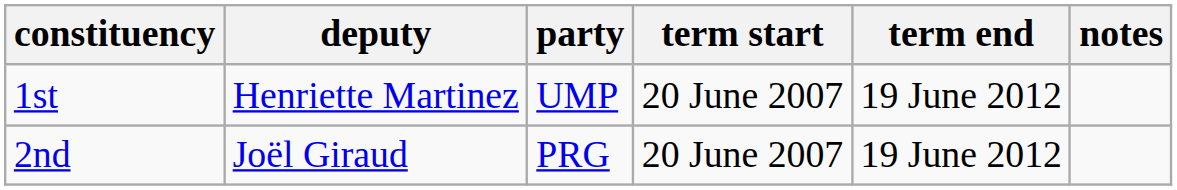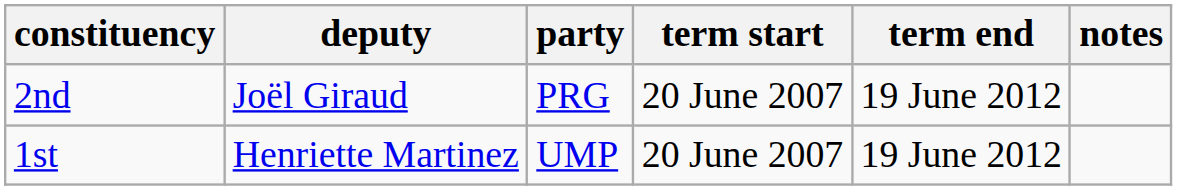rows swapped: (36, 94) <-> (42, 154)
